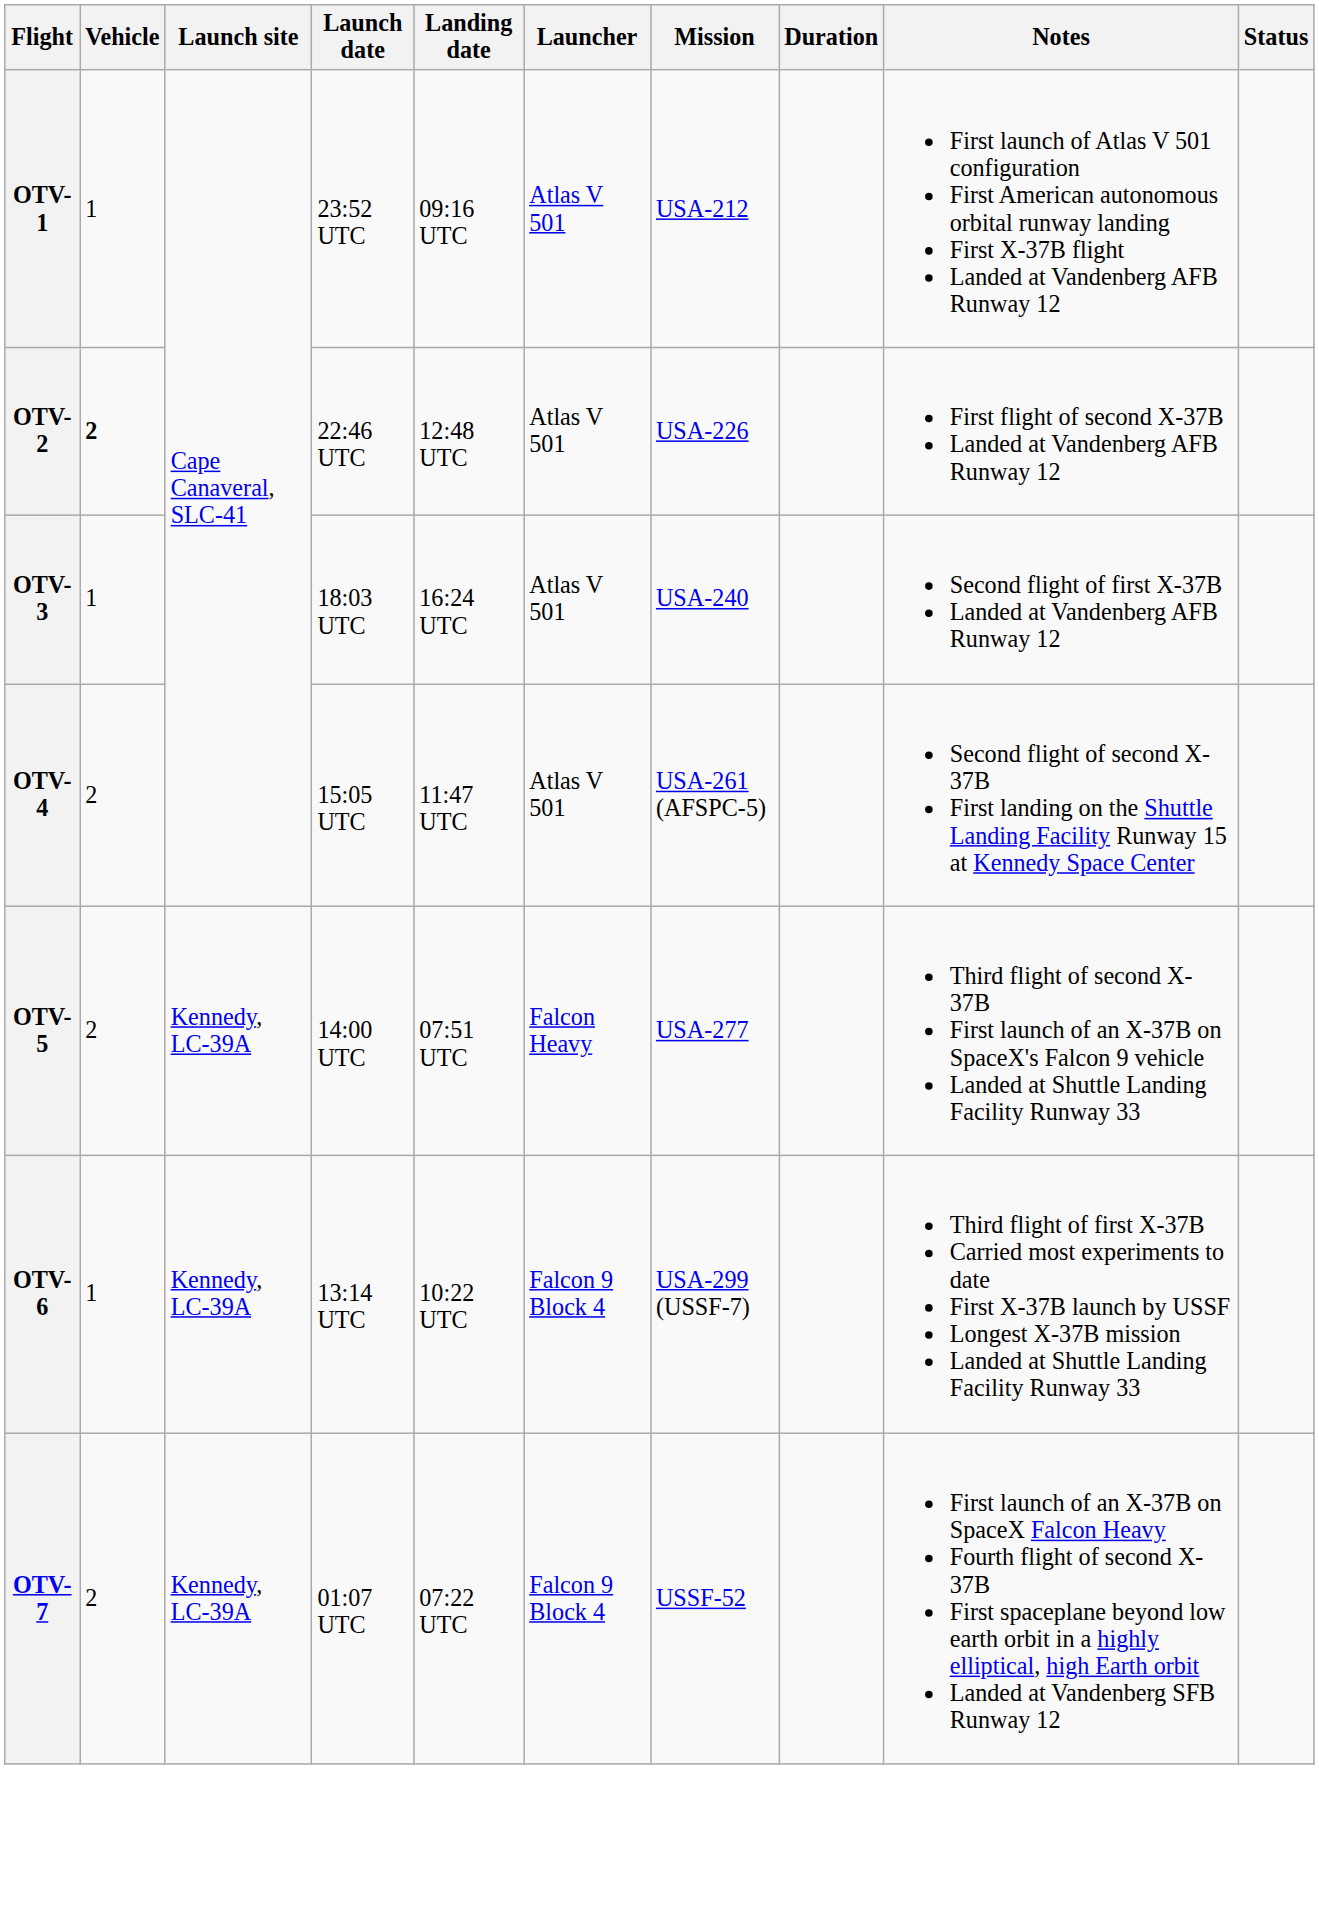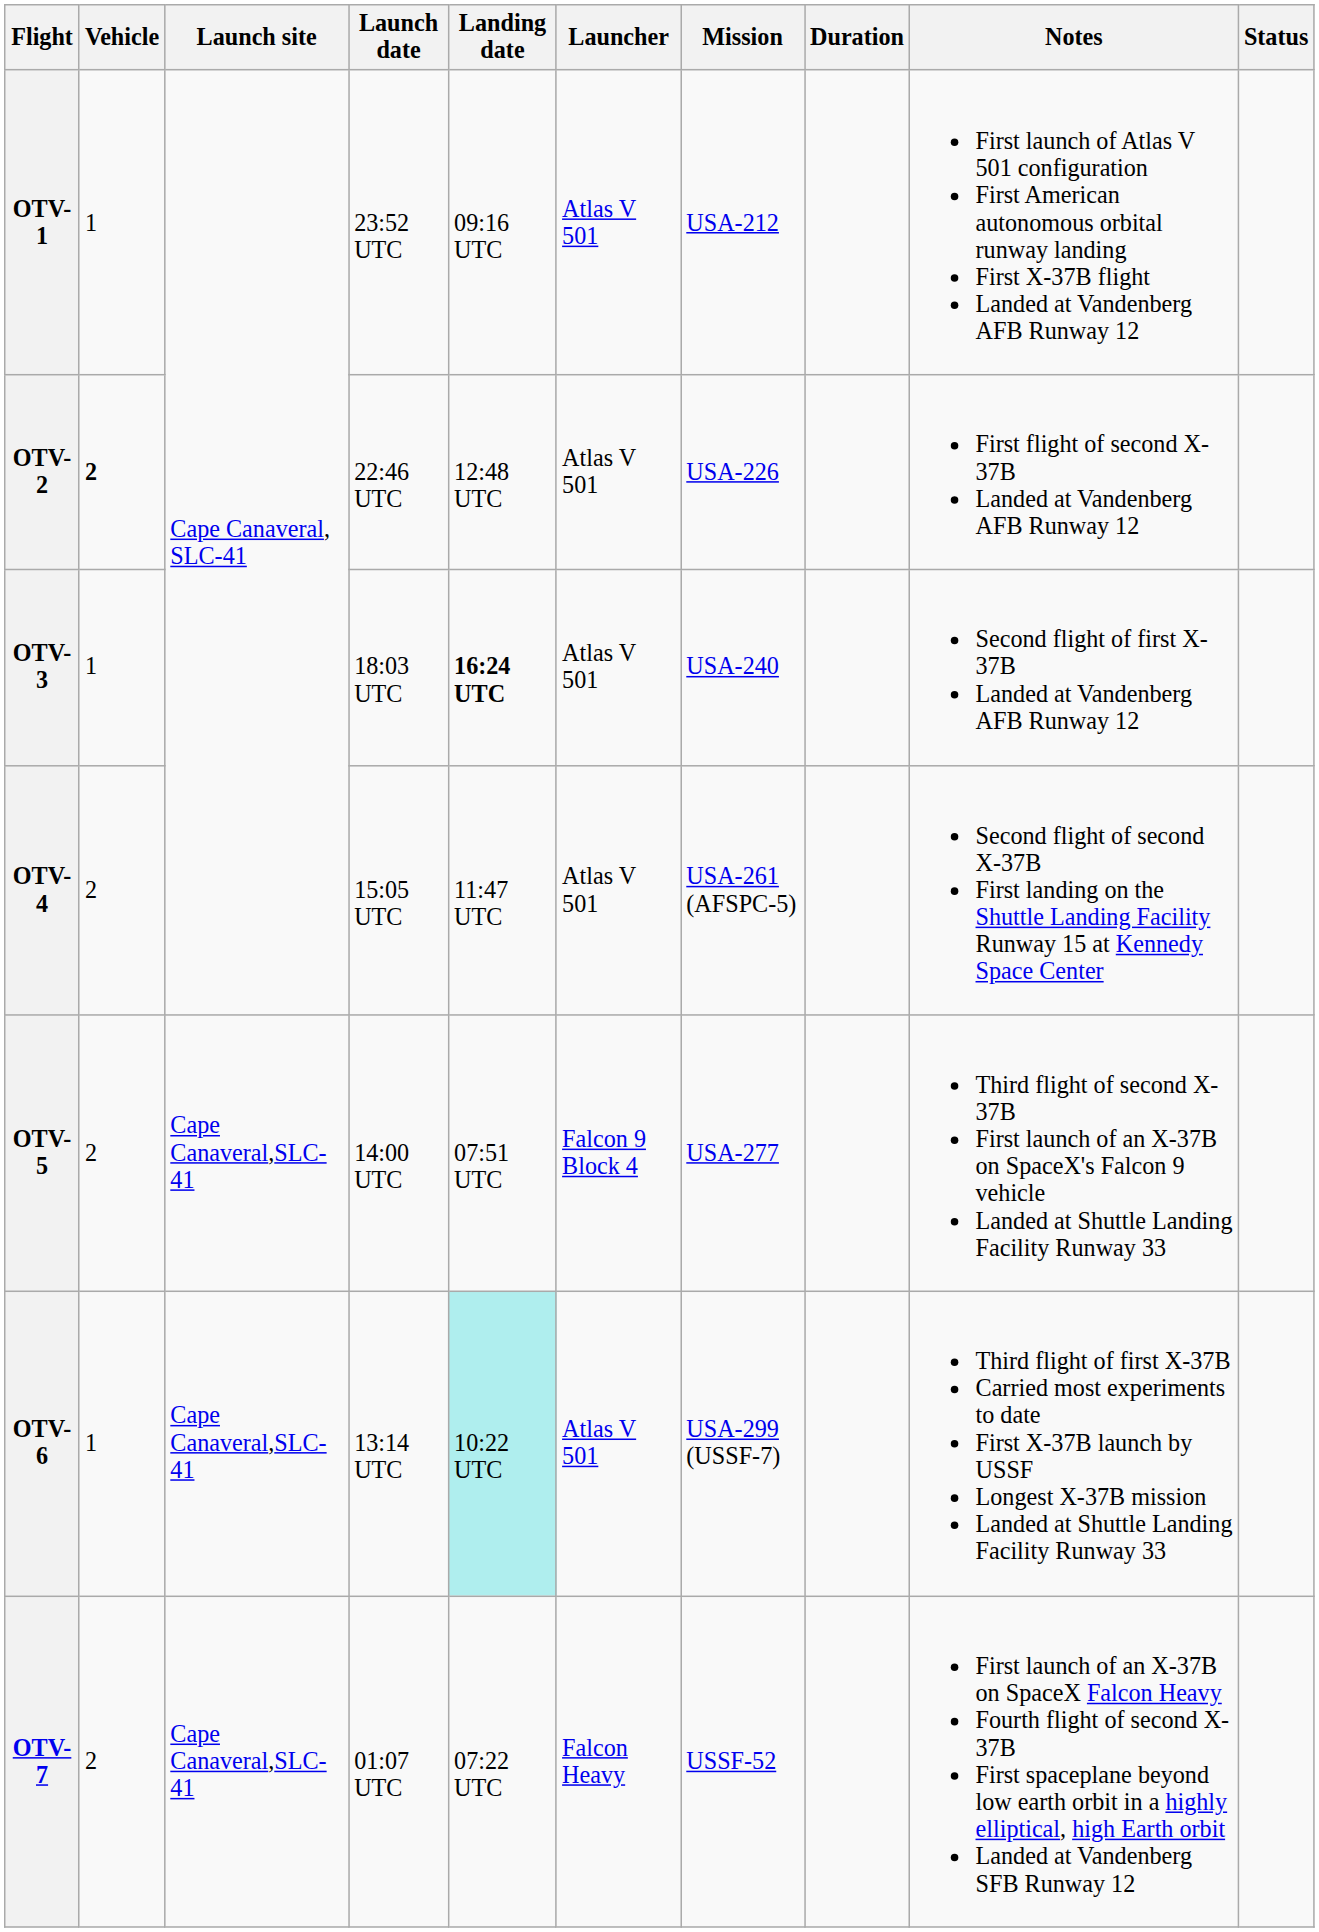(447, 612) normal -> (482, 680) bold
(216, 1030) Kennedy, LC-39A -> (248, 1152) Cape Canaveral,SLC-41
(562, 1030) Falcon Heavy -> (604, 1152) Falcon 9 Block 4
(216, 1293) Kennedy, LC-39A -> (248, 1443) Cape Canaveral,SLC-41
(447, 1307) no background -> (482, 1457) paleturquoise background
(571, 1293) Falcon 9 Block 4 -> (599, 1443) Atlas V 501
(216, 1598) Kennedy, LC-39A -> (248, 1761) Cape Canaveral,SLC-41
(571, 1598) Falcon 9 Block 4 -> (595, 1761) Falcon Heavy
